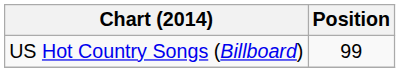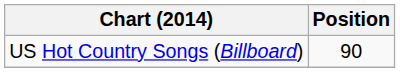(351, 51) 99 -> (351, 51) 90
